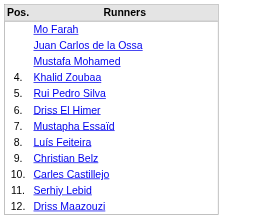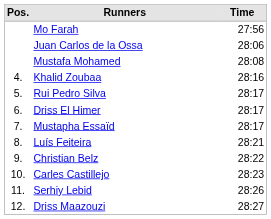+ column: (242, 13)
